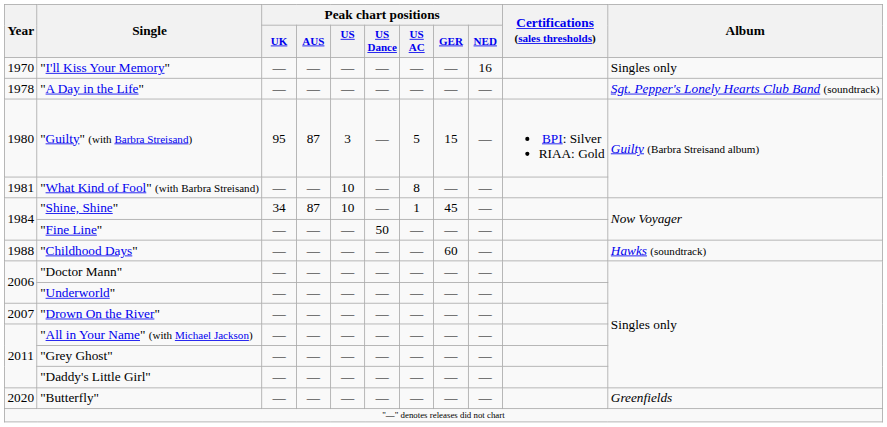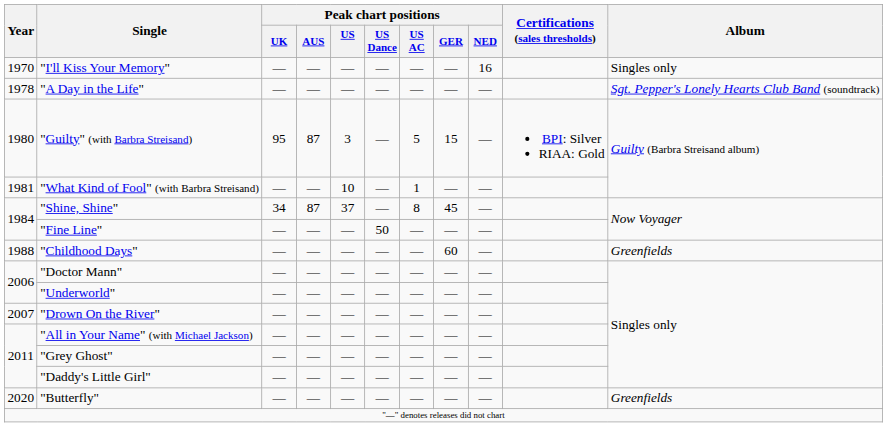(417, 187) 8 -> (417, 187) 1
(348, 208) 10 -> (348, 208) 37
(417, 208) 1 -> (417, 208) 8
(659, 250) Hawks (soundtrack) -> (642, 250) Greenfields
